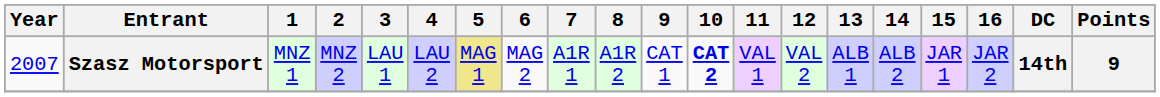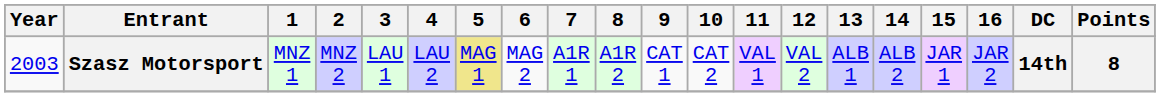(34, 64) 2007 -> (34, 64) 2003
(711, 64) bold -> (711, 64) normal
(1114, 64) 9 -> (1114, 64) 8
